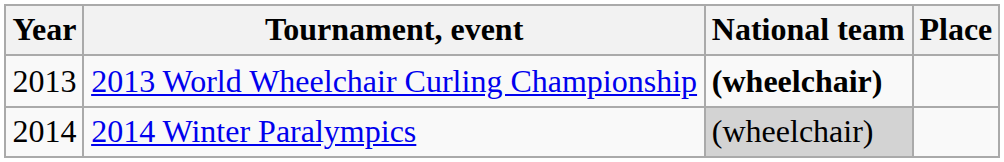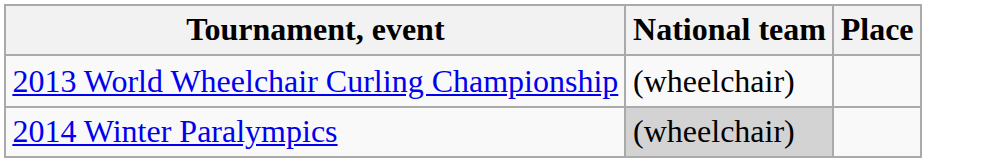- column: (44, 29)
(797, 80) bold -> (714, 80) normal
